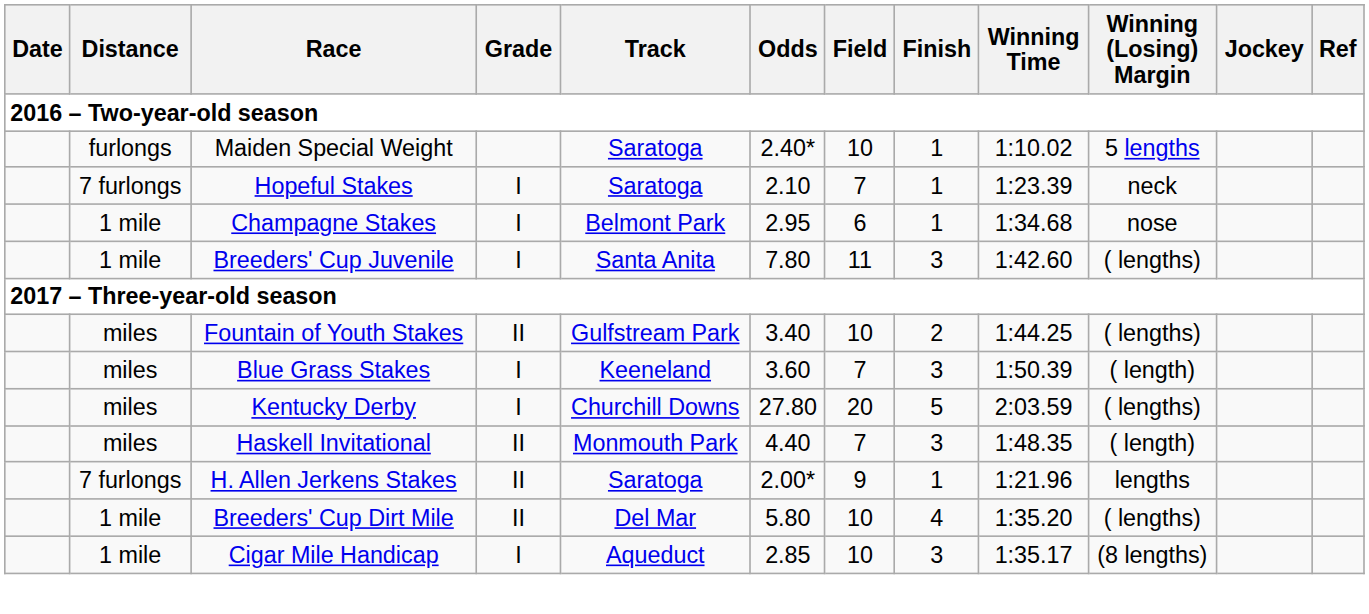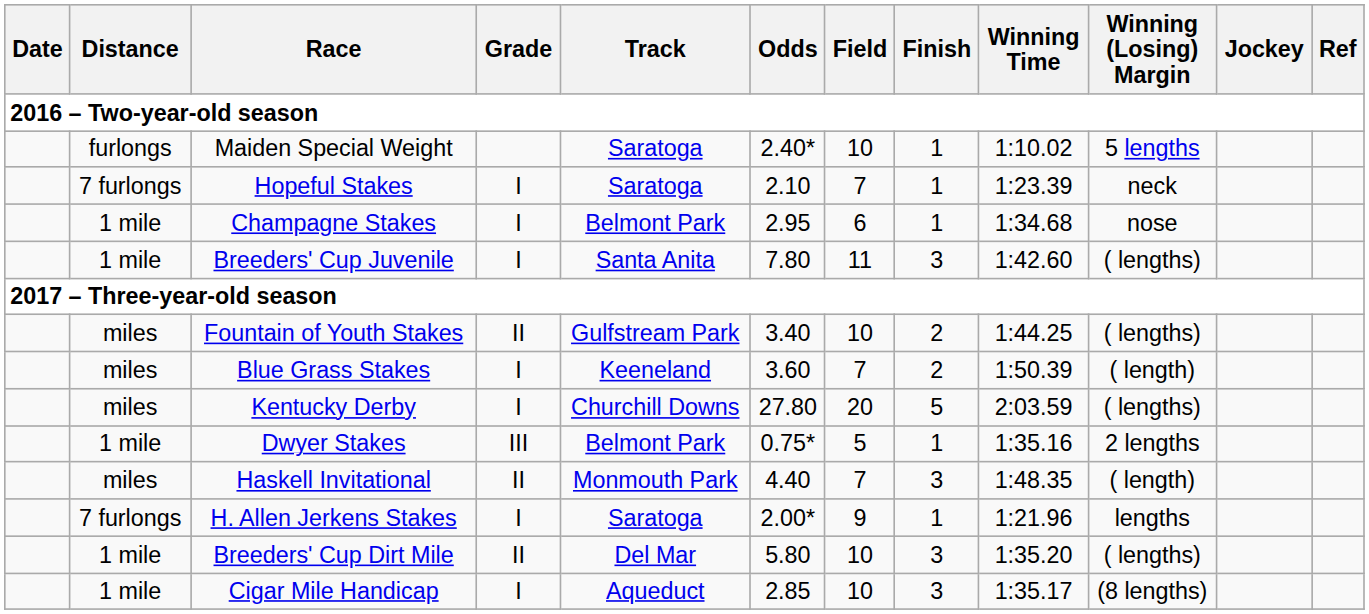(937, 370) 3 -> (937, 370) 2
+ row: (334, 444)
(519, 481) II -> (519, 518) I
(937, 518) 4 -> (937, 555) 3
